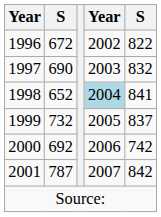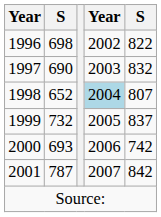(61, 43) 672 -> (61, 43) 698
(140, 95) 841 -> (140, 95) 807
(61, 146) 692 -> (61, 146) 693
